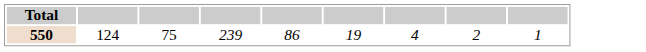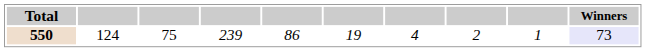+ column: (604, 16)
